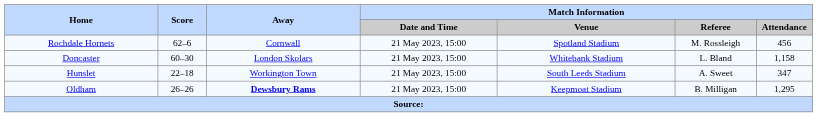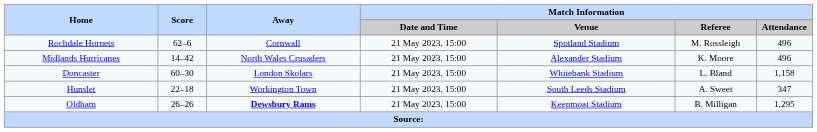(784, 42) 456 -> (784, 42) 496
+ row: (81, 58)
